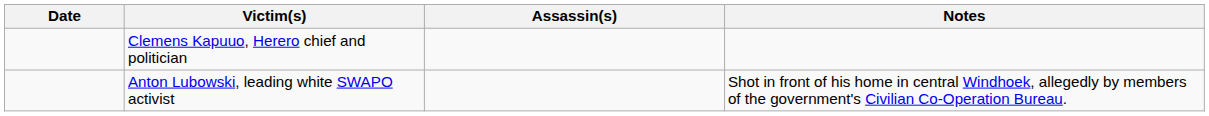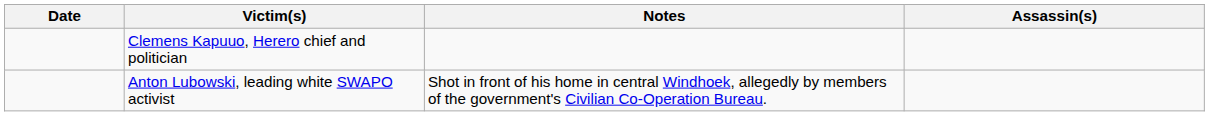columns swapped: (574, 16) <-> (964, 16)
